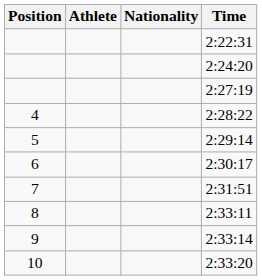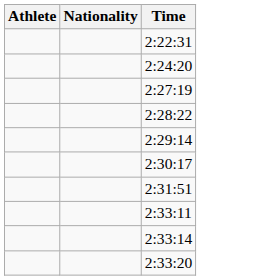- column: (35, 16)
